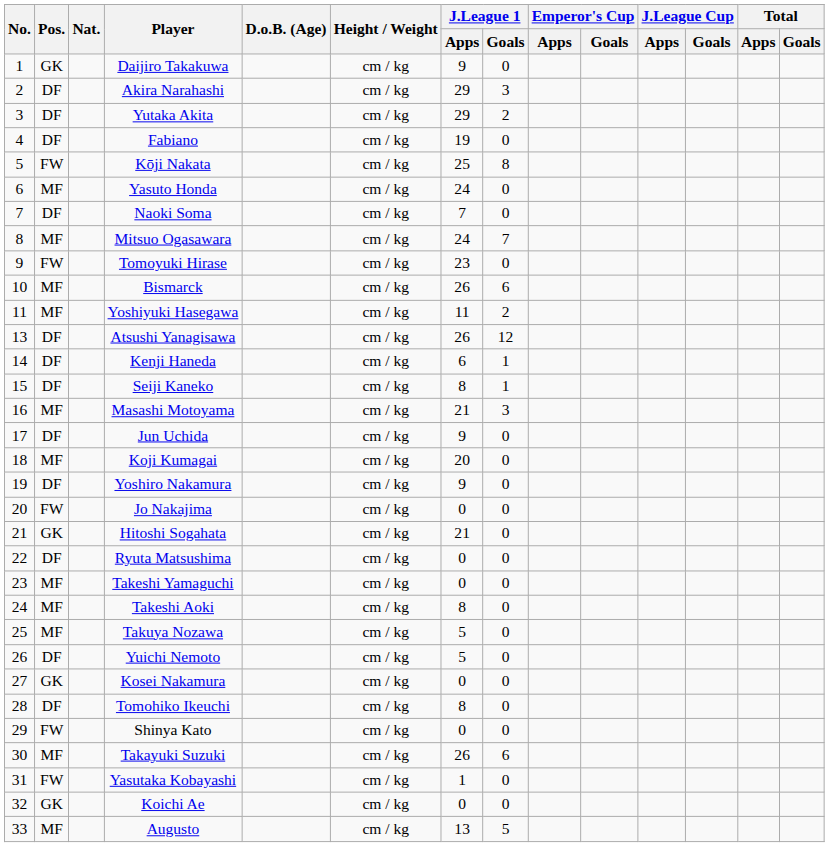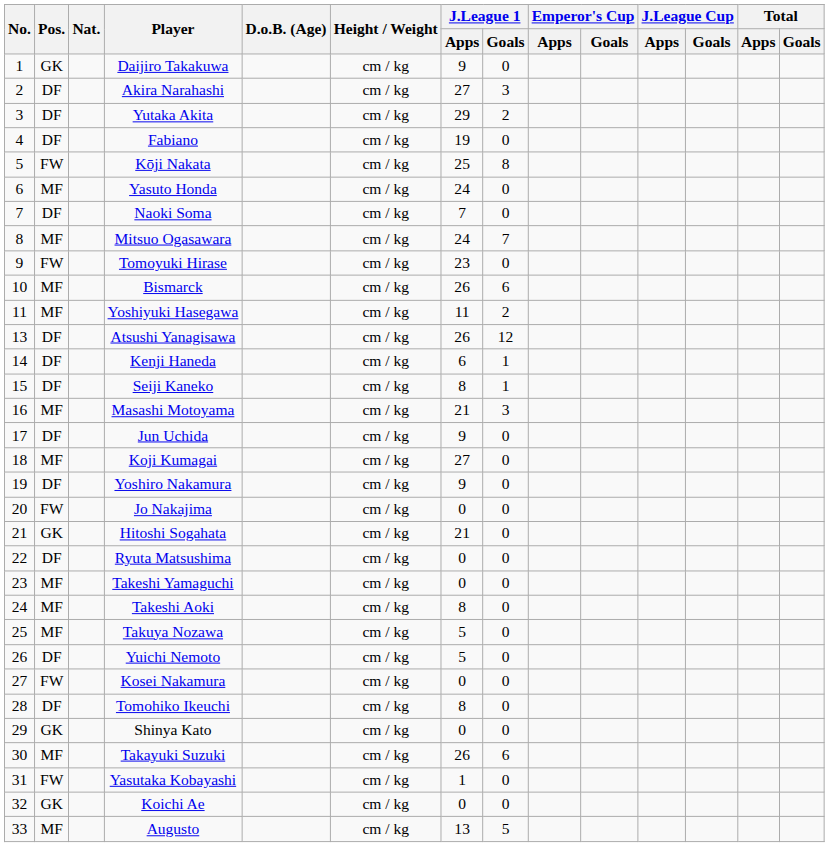(462, 90) 29 -> (462, 90) 27
(462, 459) 20 -> (462, 459) 27
(52, 681) GK -> (52, 681) FW
(52, 730) FW -> (52, 730) GK
